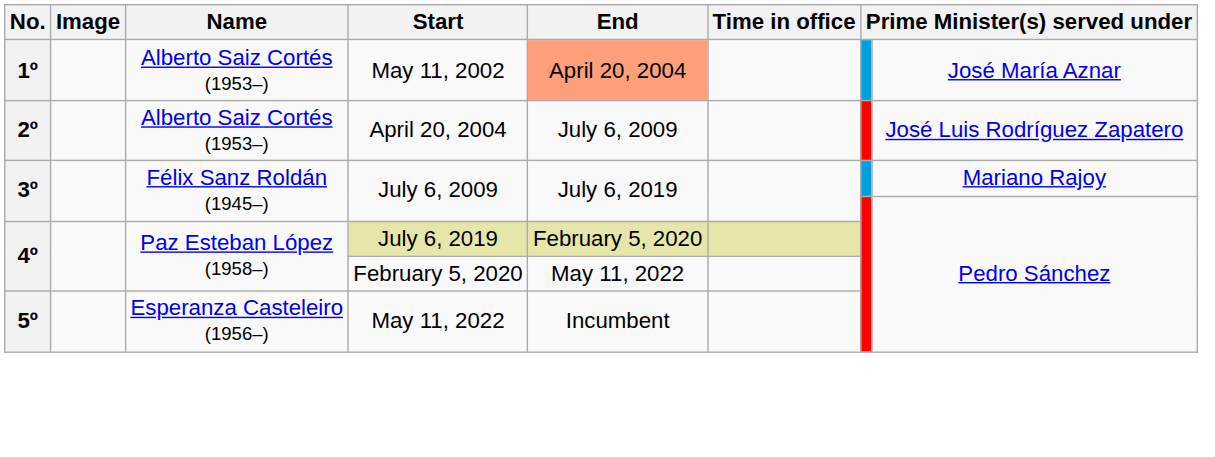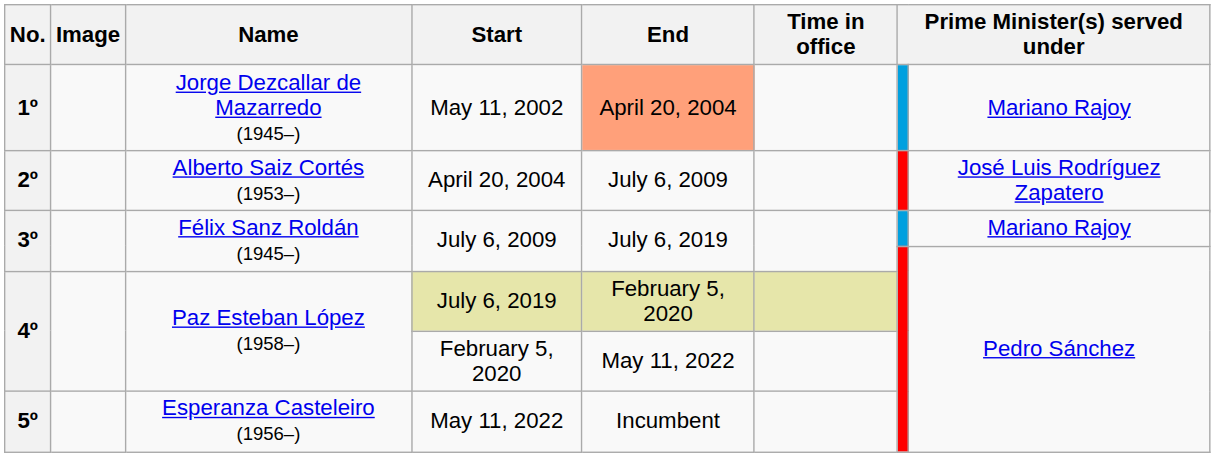(237, 69) Alberto Saiz Cortés (1953–) -> (268, 107) Jorge Dezcallar de Mazarredo (1945–)
(1034, 69) José María Aznar -> (1059, 107) Mariano Rajoy
